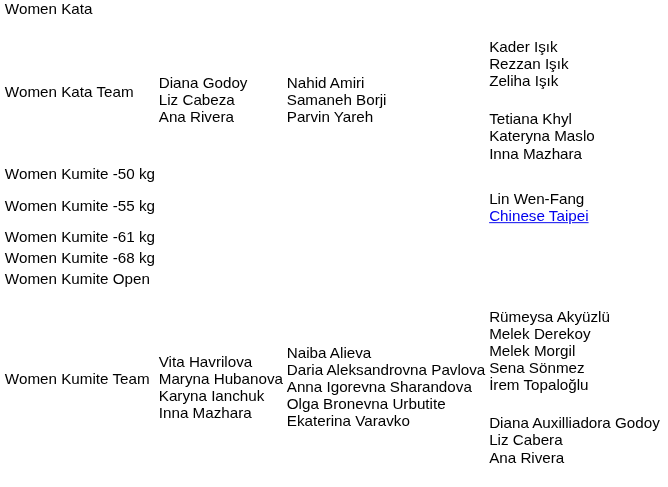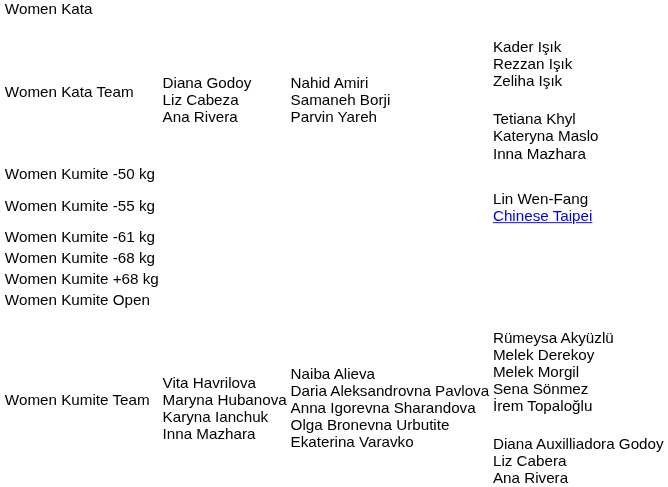+ row: (82, 279)
